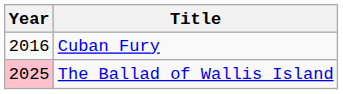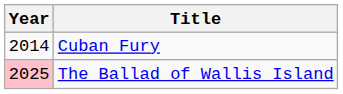(29, 46) 2016 -> (29, 46) 2014
